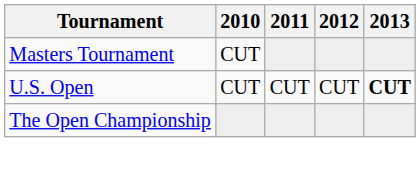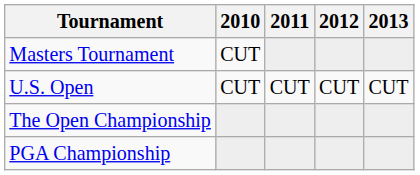(390, 87) bold -> (389, 87) normal
+ row: (90, 153)
